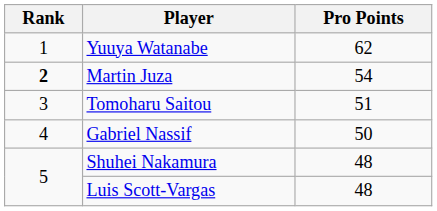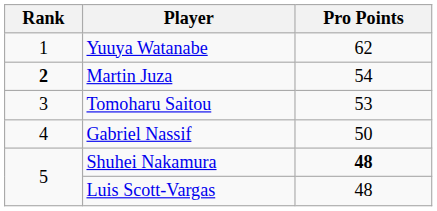(364, 104) 51 -> (364, 104) 53
(364, 162) normal -> (364, 162) bold
